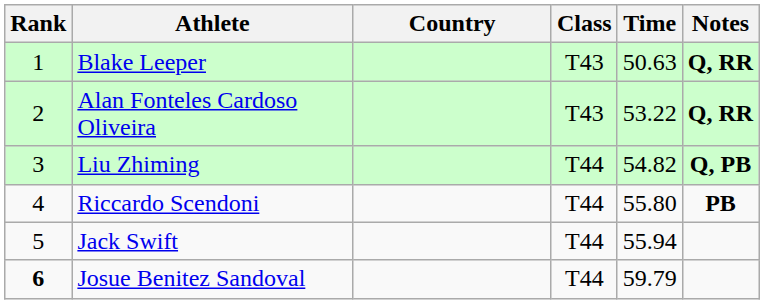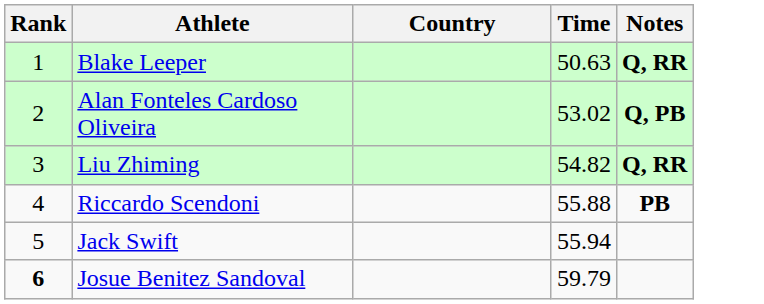- column: (584, 23)
(650, 113) 53.22 -> (584, 113) 53.02
(720, 113) Q, RR -> (655, 113) Q, PB
(720, 164) Q, PB -> (655, 164) Q, RR
(650, 202) 55.80 -> (584, 202) 55.88
